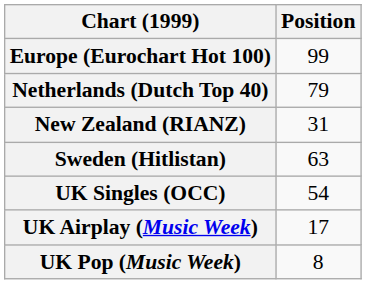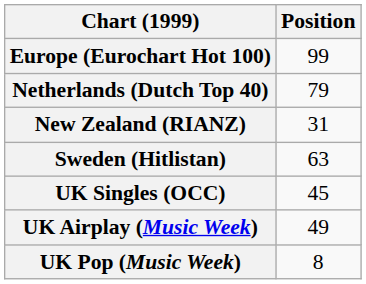(318, 192) 54 -> (318, 192) 45
(318, 227) 17 -> (318, 227) 49
